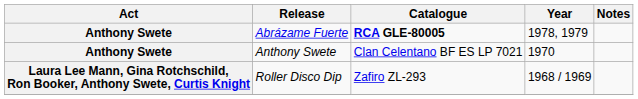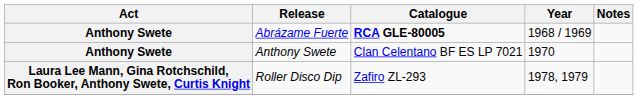(558, 33) 1978, 1979 -> (560, 33) 1968 / 1969
(560, 77) 1968 / 1969 -> (558, 77) 1978, 1979
